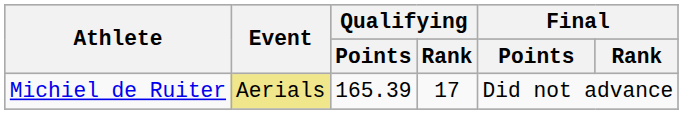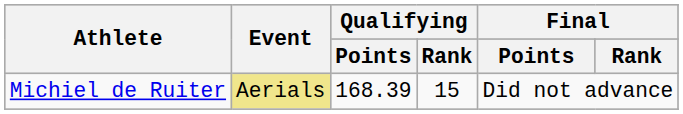(373, 91) 165.39 -> (373, 91) 168.39
(447, 91) 17 -> (447, 91) 15
